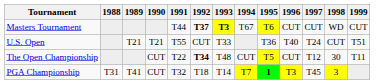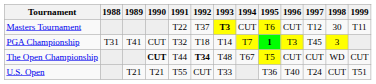(179, 27) T44 -> (180, 27) T22
(201, 27) bold -> (202, 27) normal
(246, 27) T67 -> (247, 27) CUT
(314, 27) CUT -> (315, 27) T12
(336, 27) WD -> (337, 27) 30
(358, 27) CUT -> (360, 27) T11
rows swapped: (26, 42) <-> (43, 72)
(156, 57) normal -> (157, 57) bold
(179, 57) T22 -> (180, 57) T44
(246, 57) CUT -> (247, 57) T67
(314, 57) T12 -> (315, 57) CUT
(336, 57) 30 -> (337, 57) WD
(358, 57) T11 -> (360, 57) CUT
